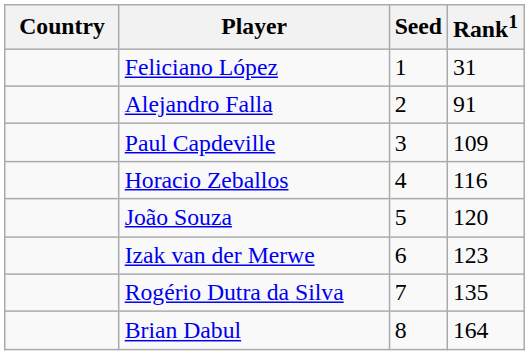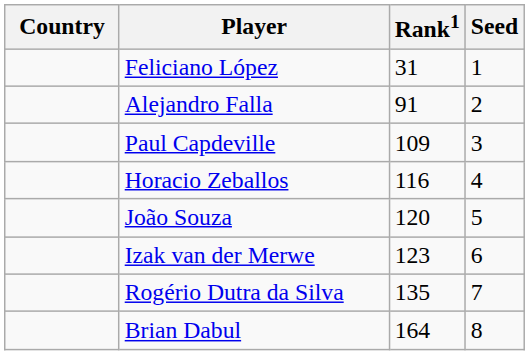columns swapped: (485, 26) <-> (418, 26)
